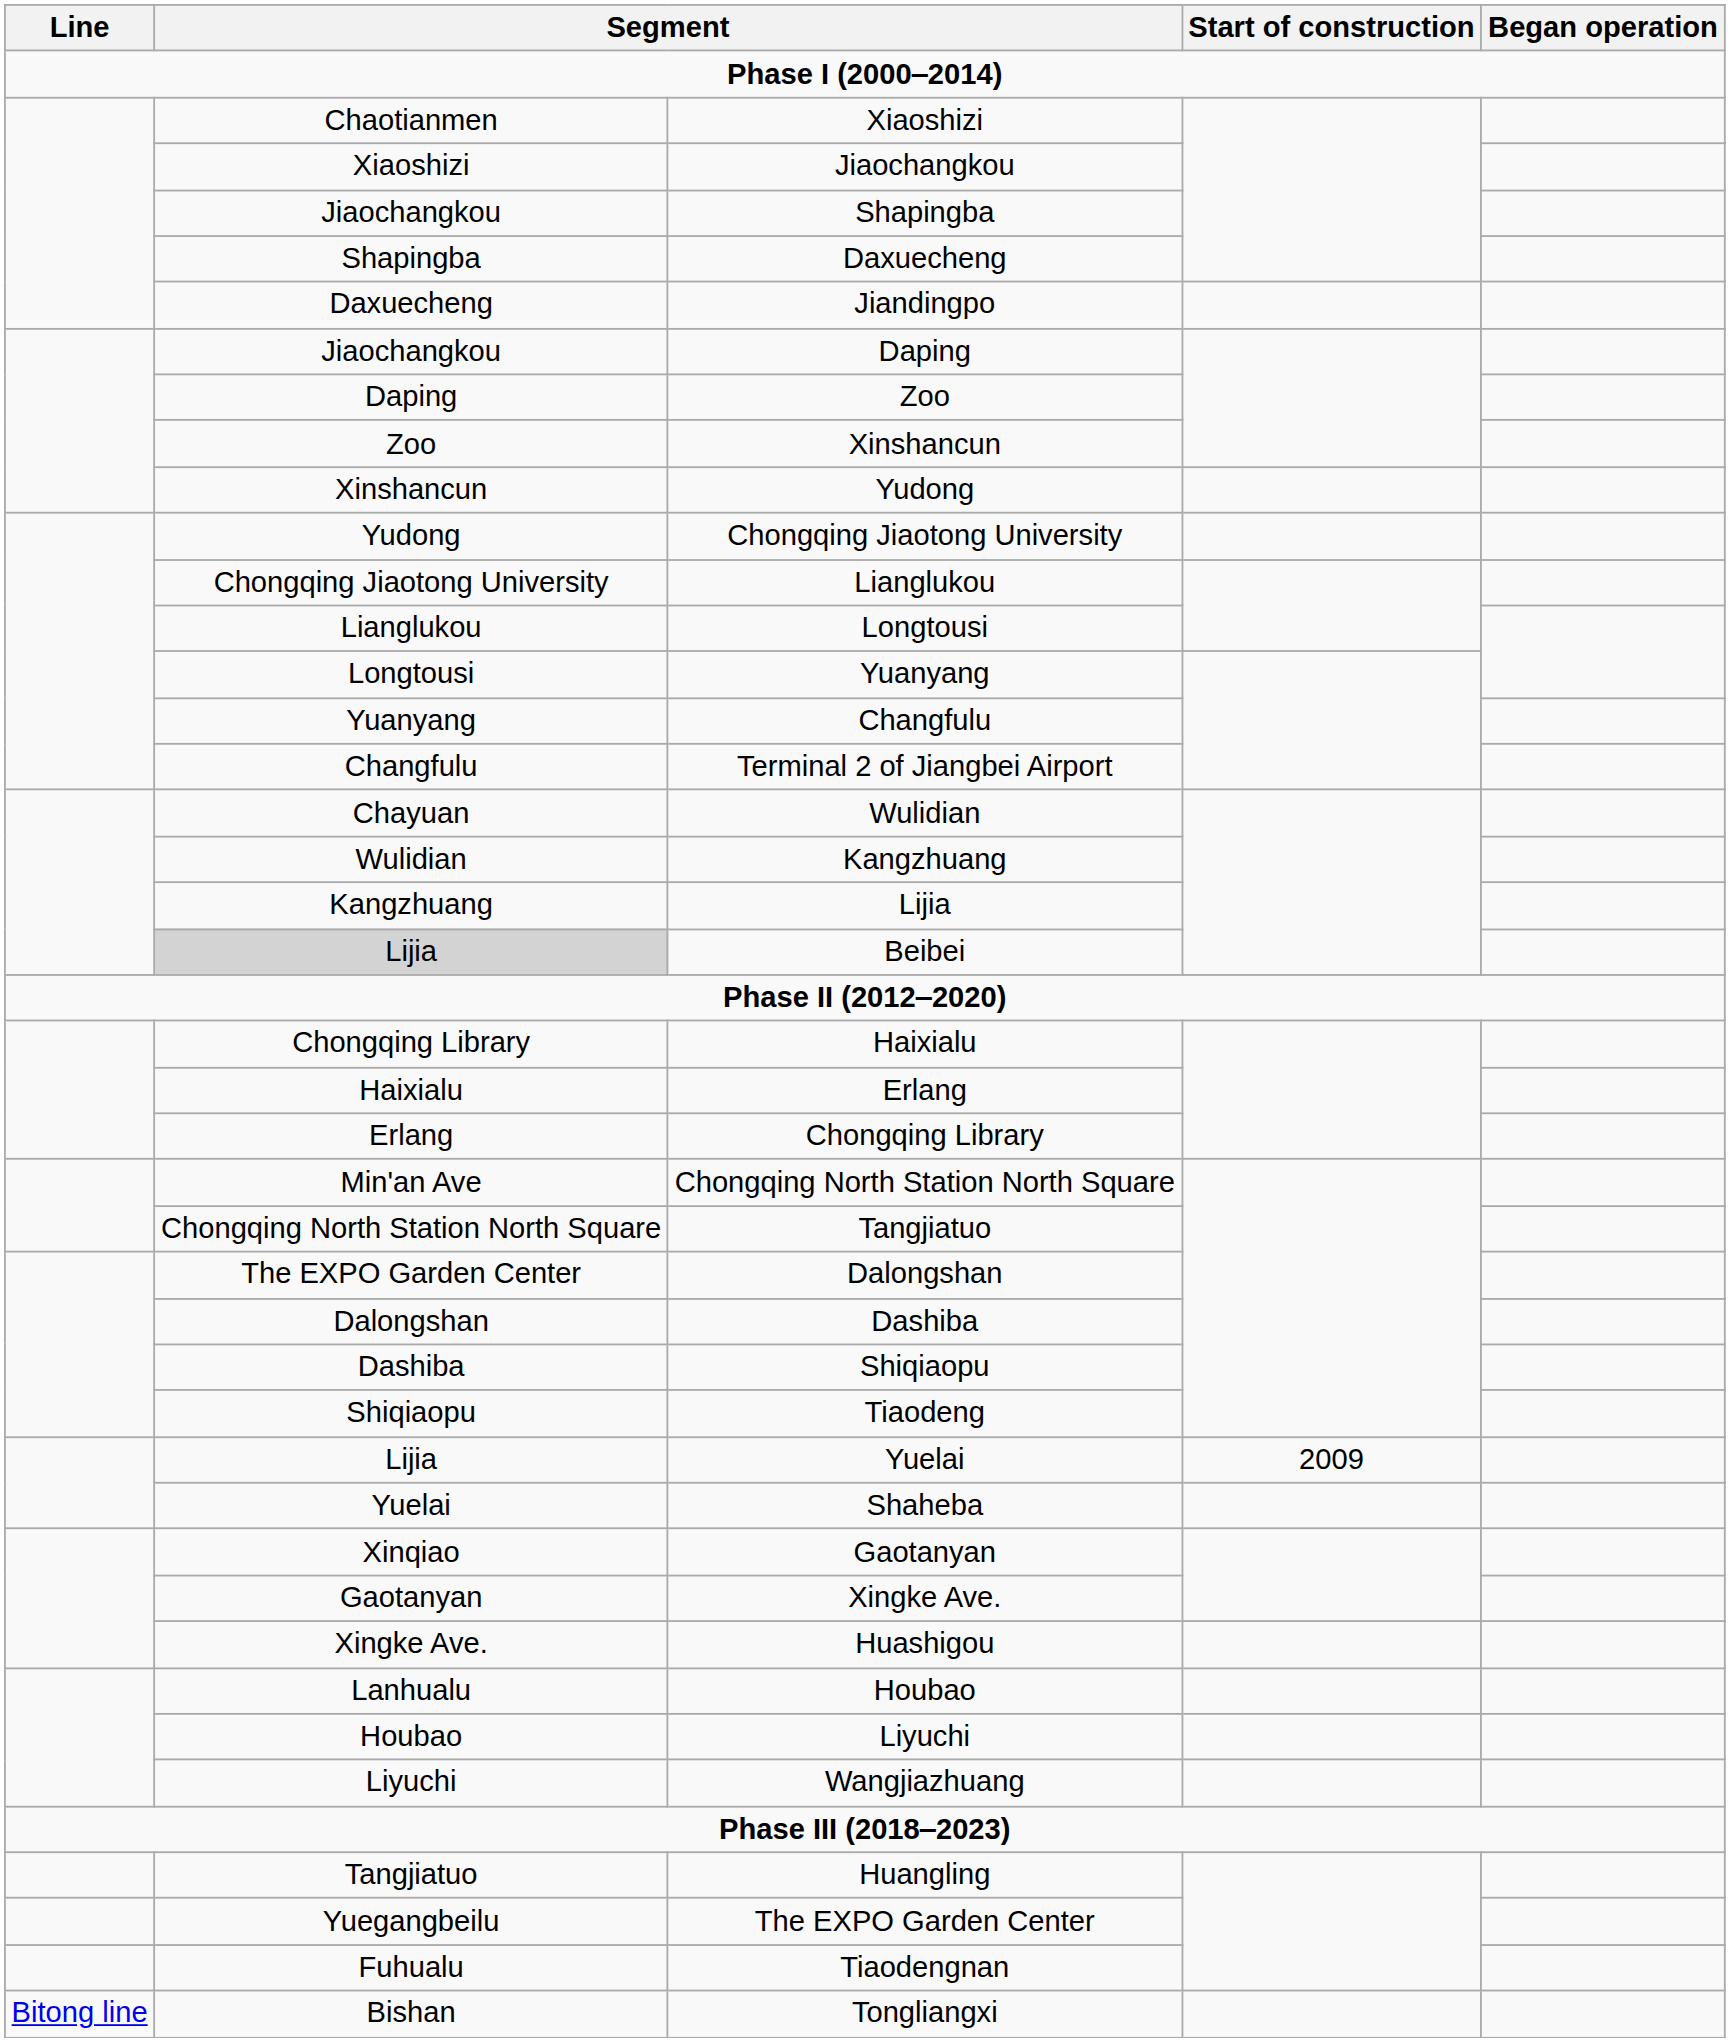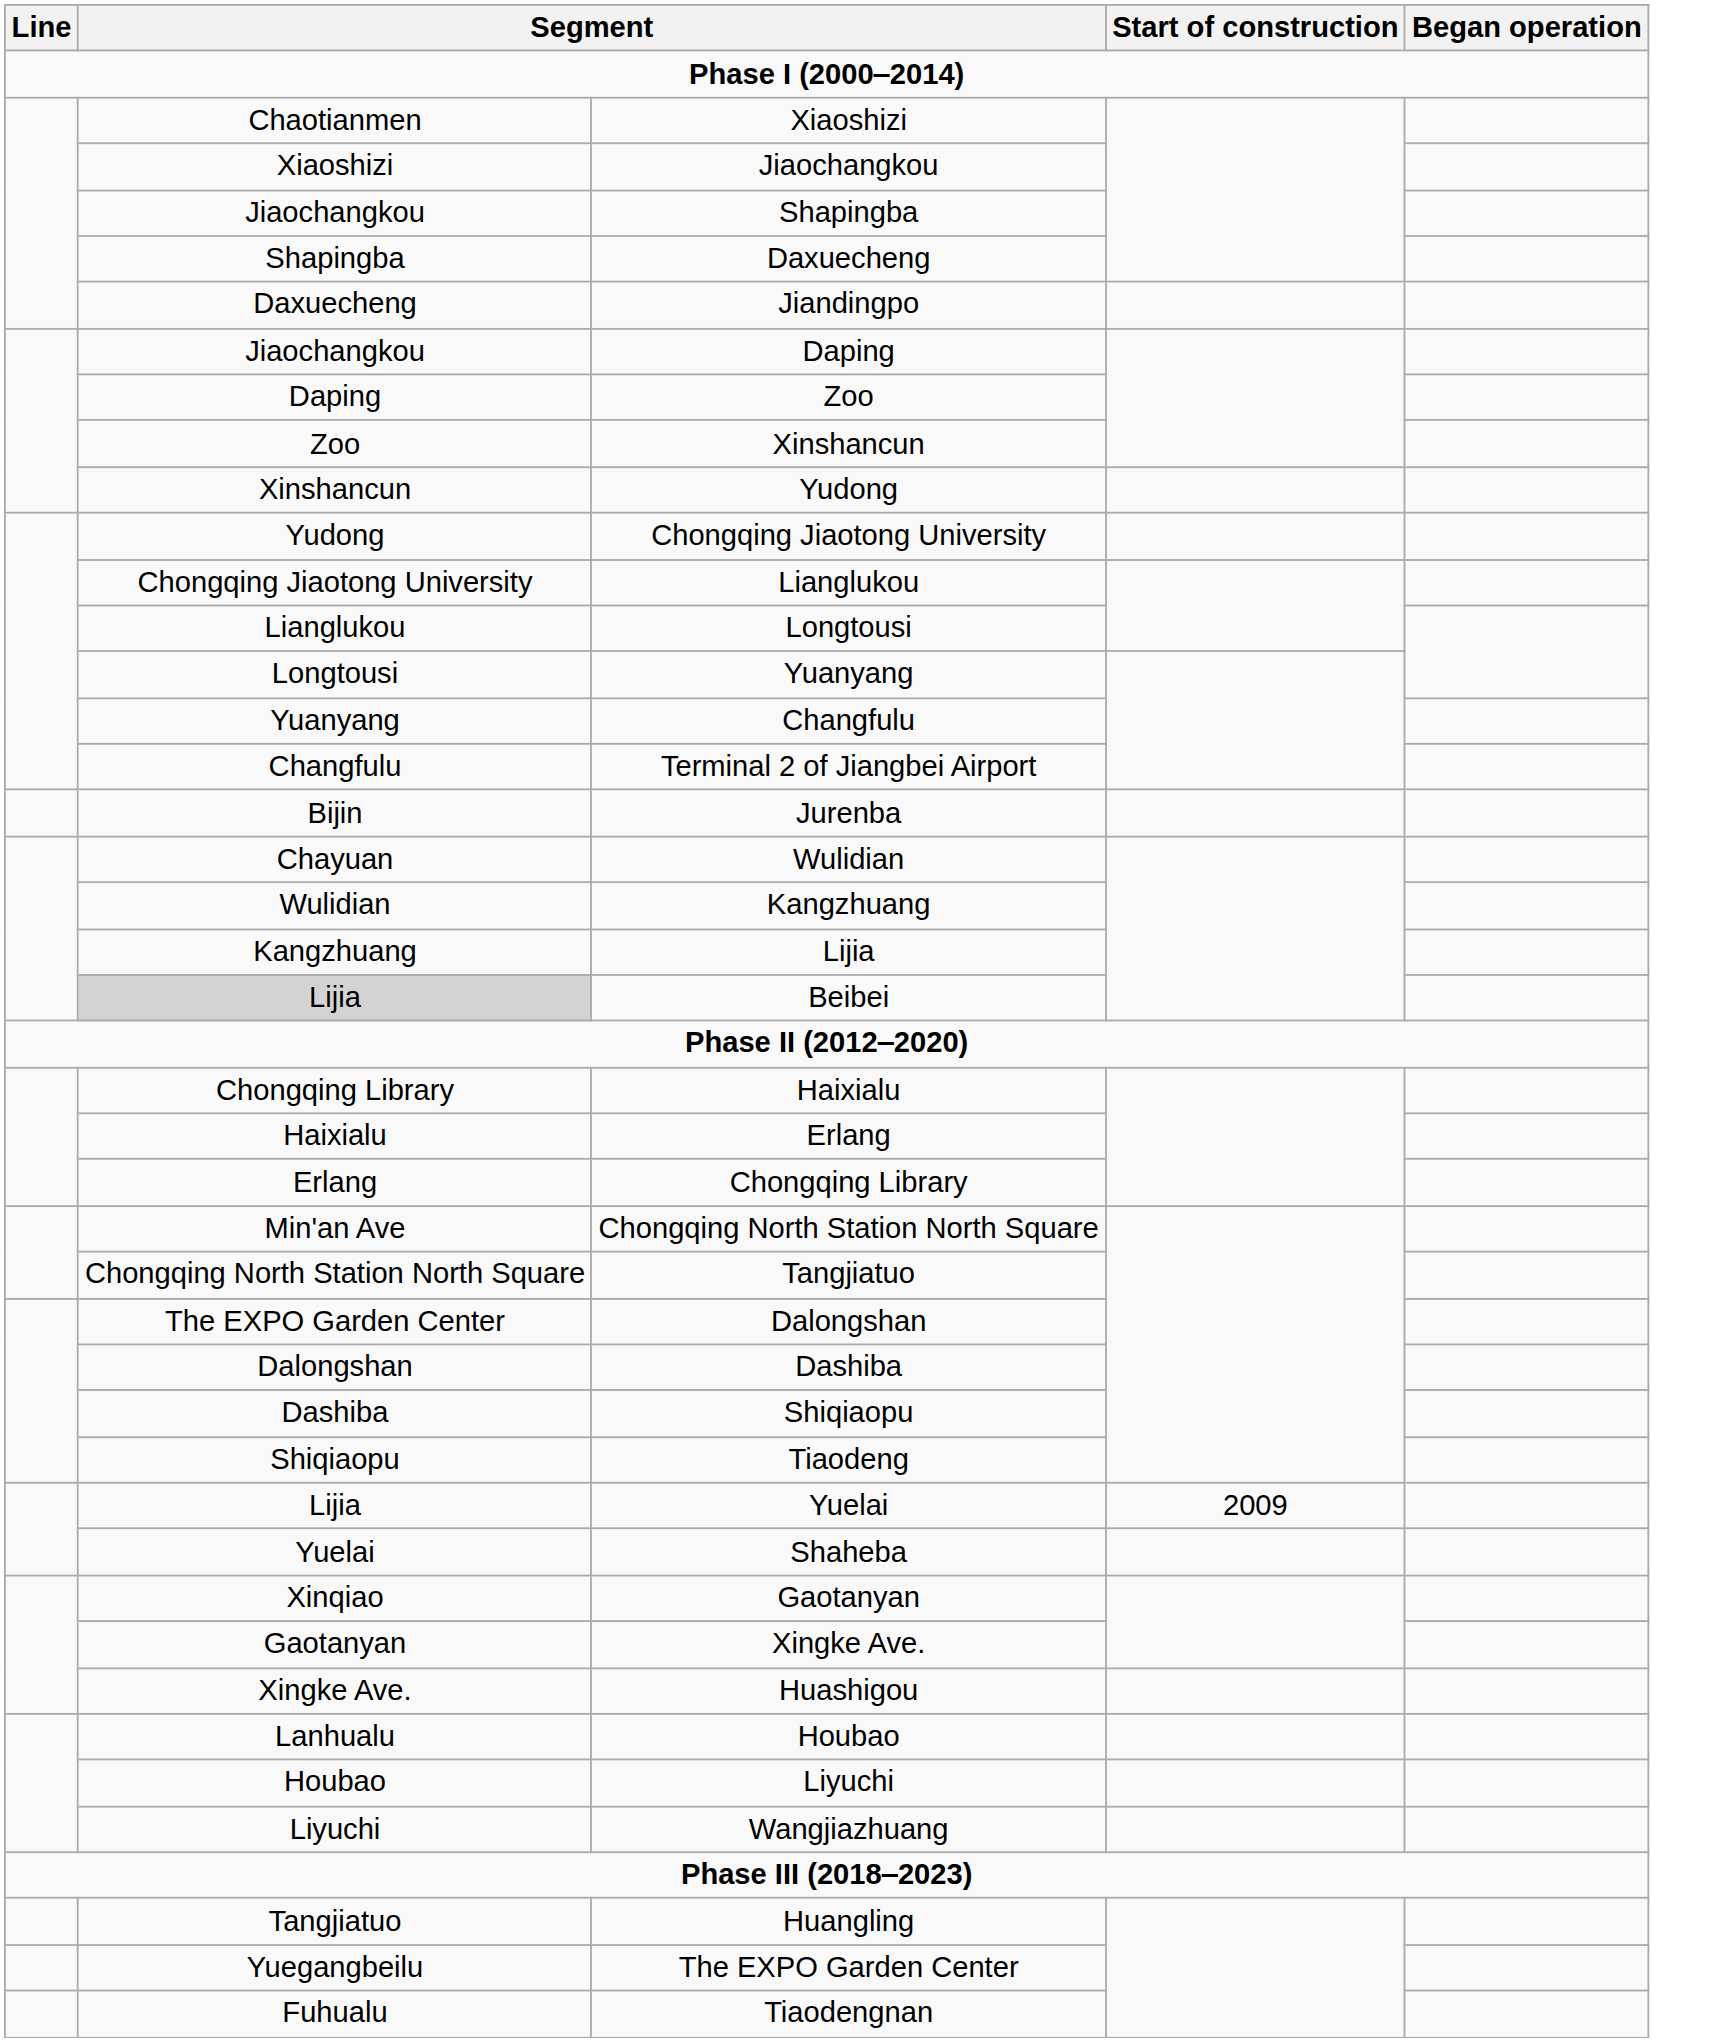+ row: (849, 812)
- row: (925, 2013)
